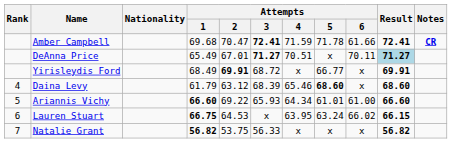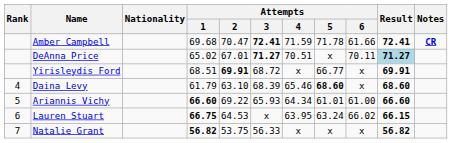(203, 56) 65.49 -> (203, 56) 65.02
(203, 71) 68.49 -> (203, 71) 68.51
(235, 86) 63.12 -> (235, 86) 63.10
